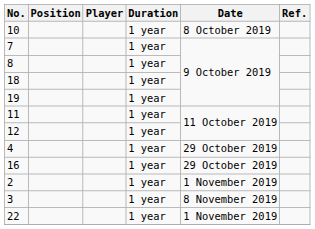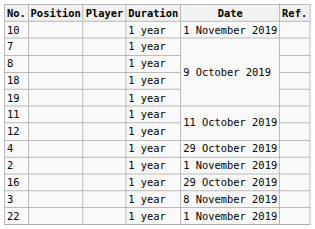(227, 30) 8 October 2019 -> (230, 30) 1 November 2019
rows swapped: (13, 165) <-> (10, 182)
